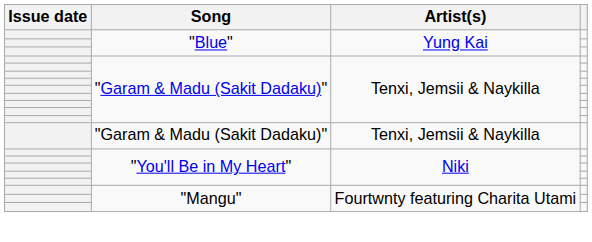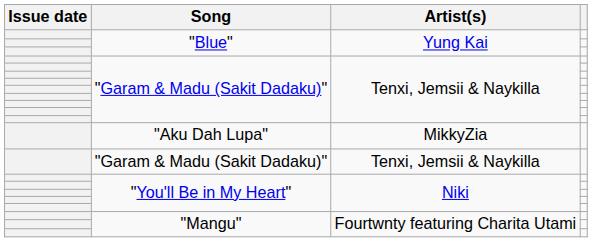+ row: (211, 135)
